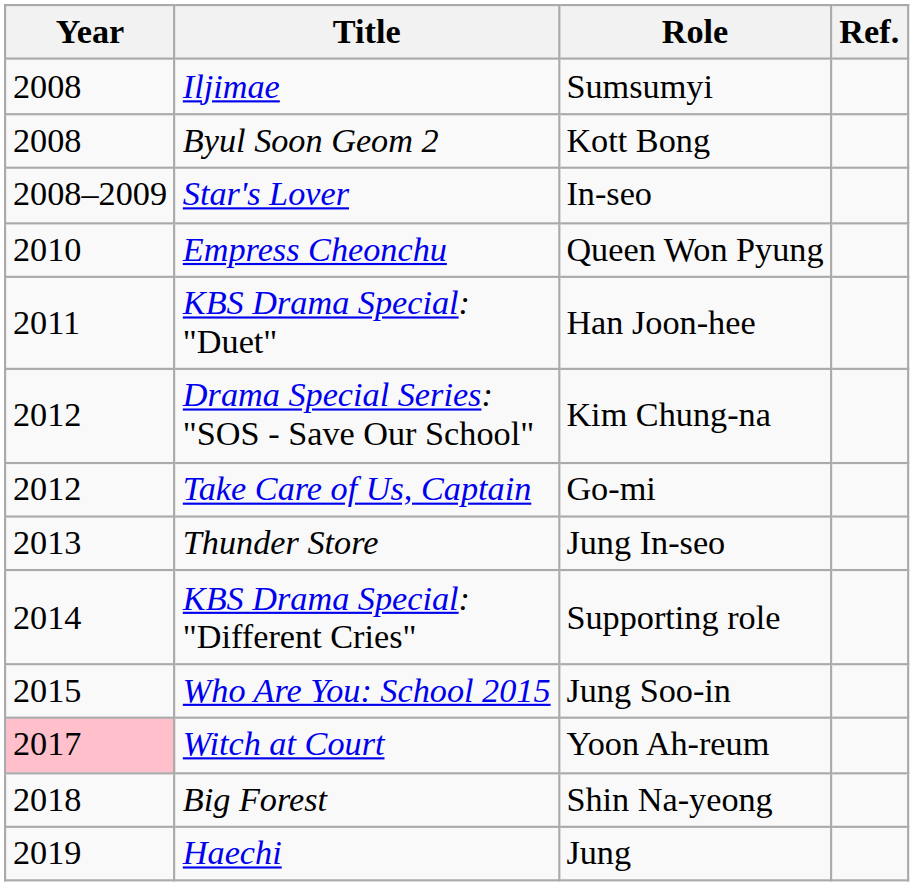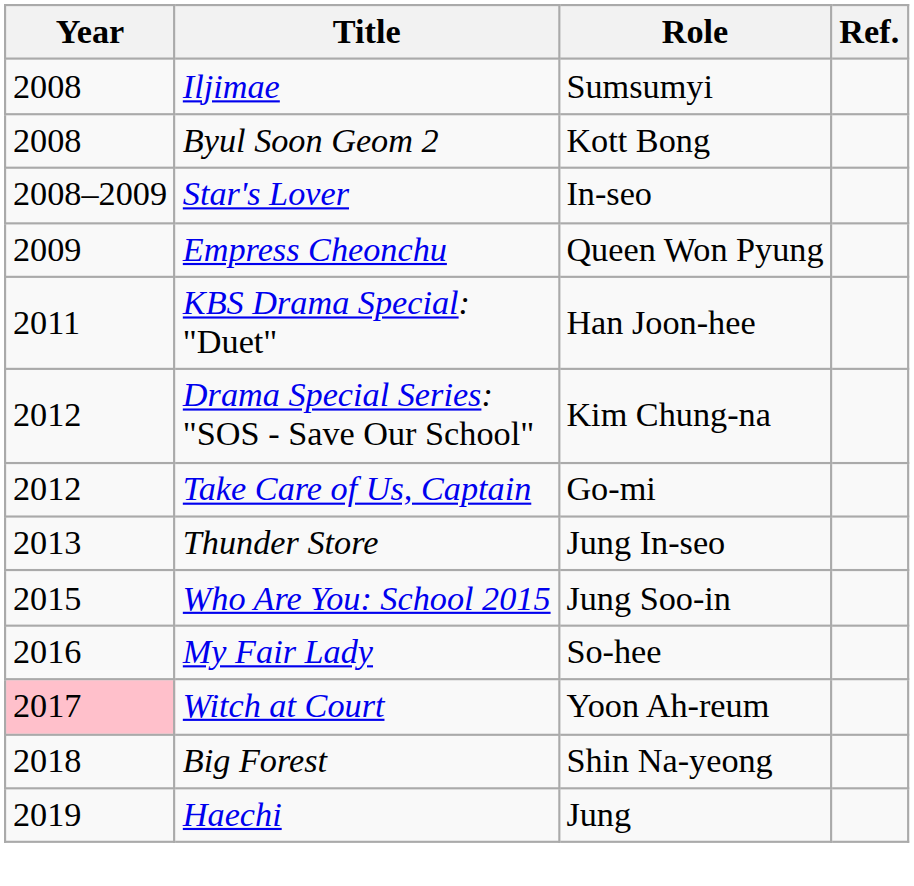(47, 248) 2010 -> (47, 248) 2009
- row: (326, 616)
+ row: (278, 651)
